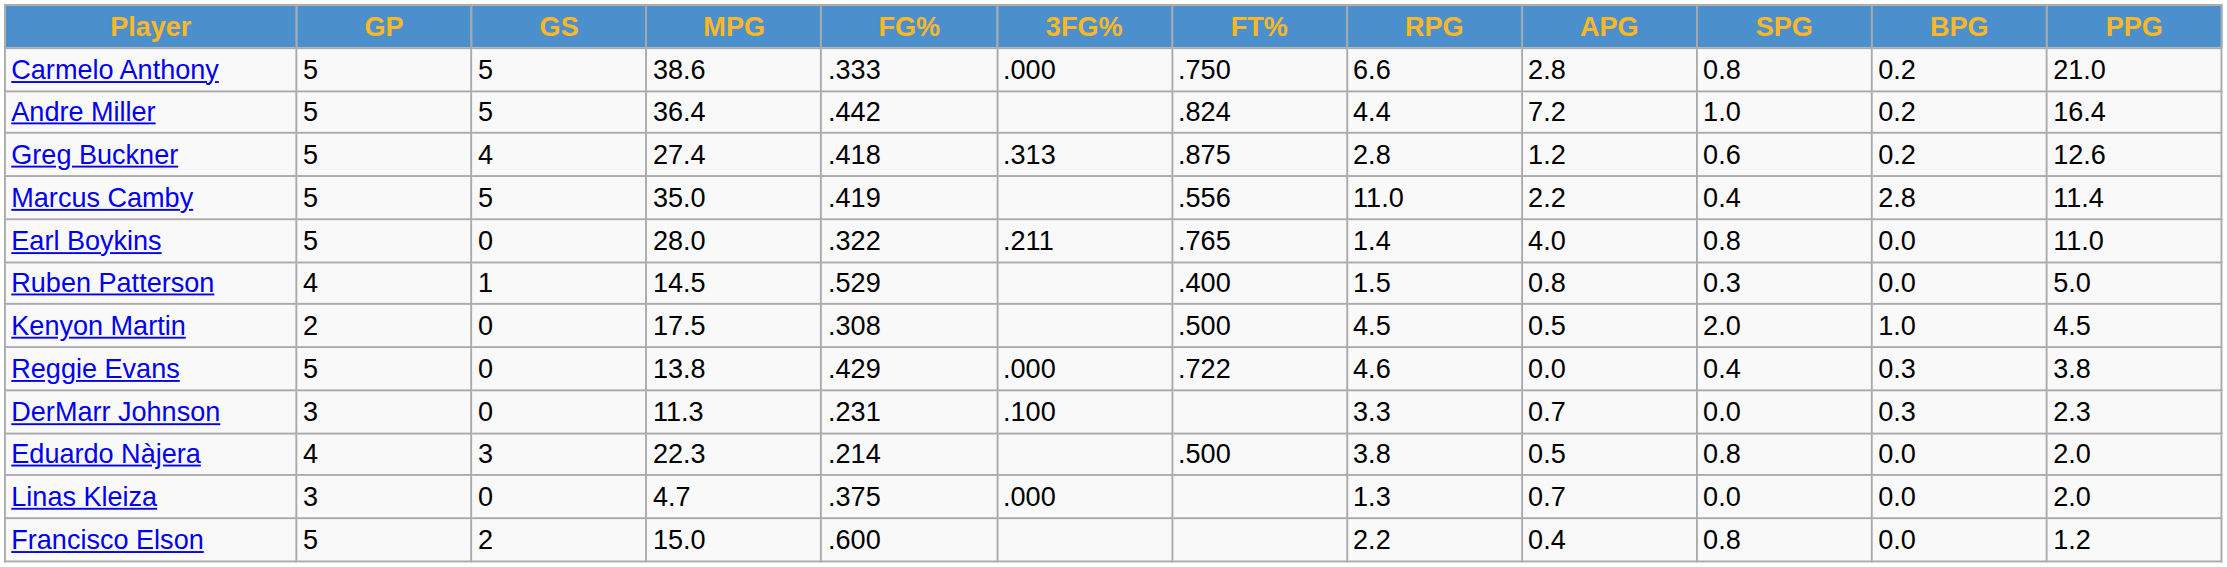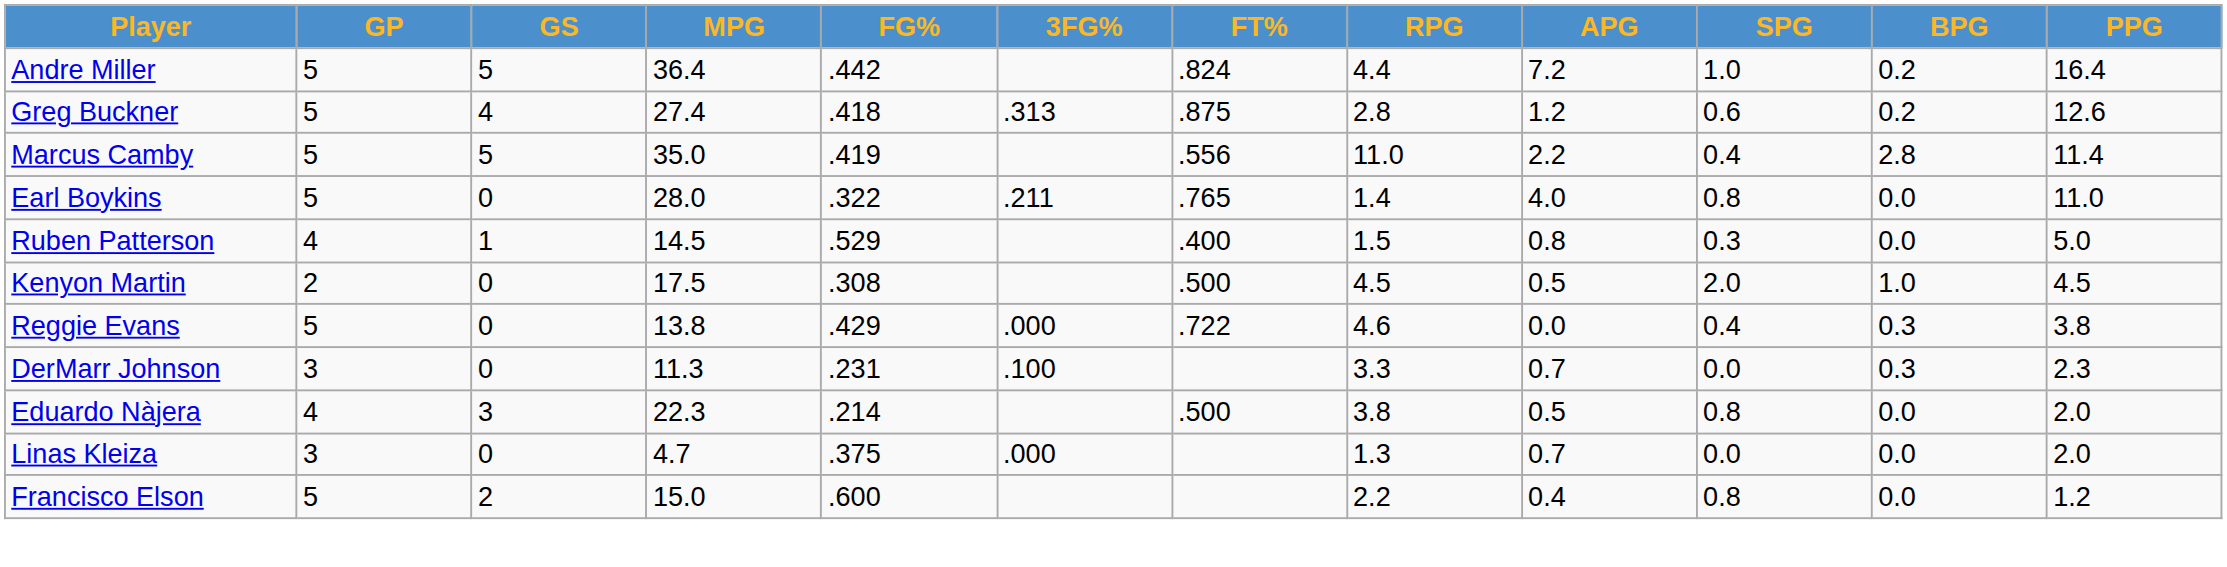- row: (115, 69)
